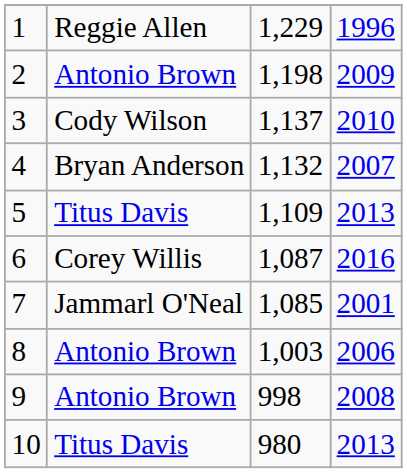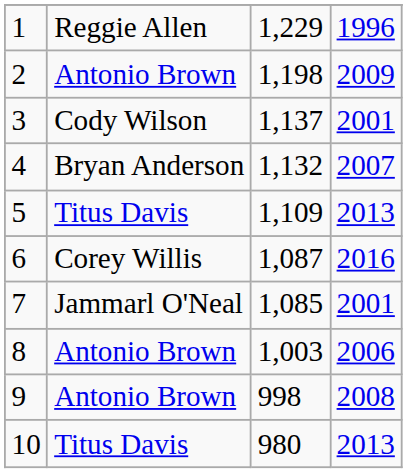(366, 119) 2010 -> (366, 119) 2001
